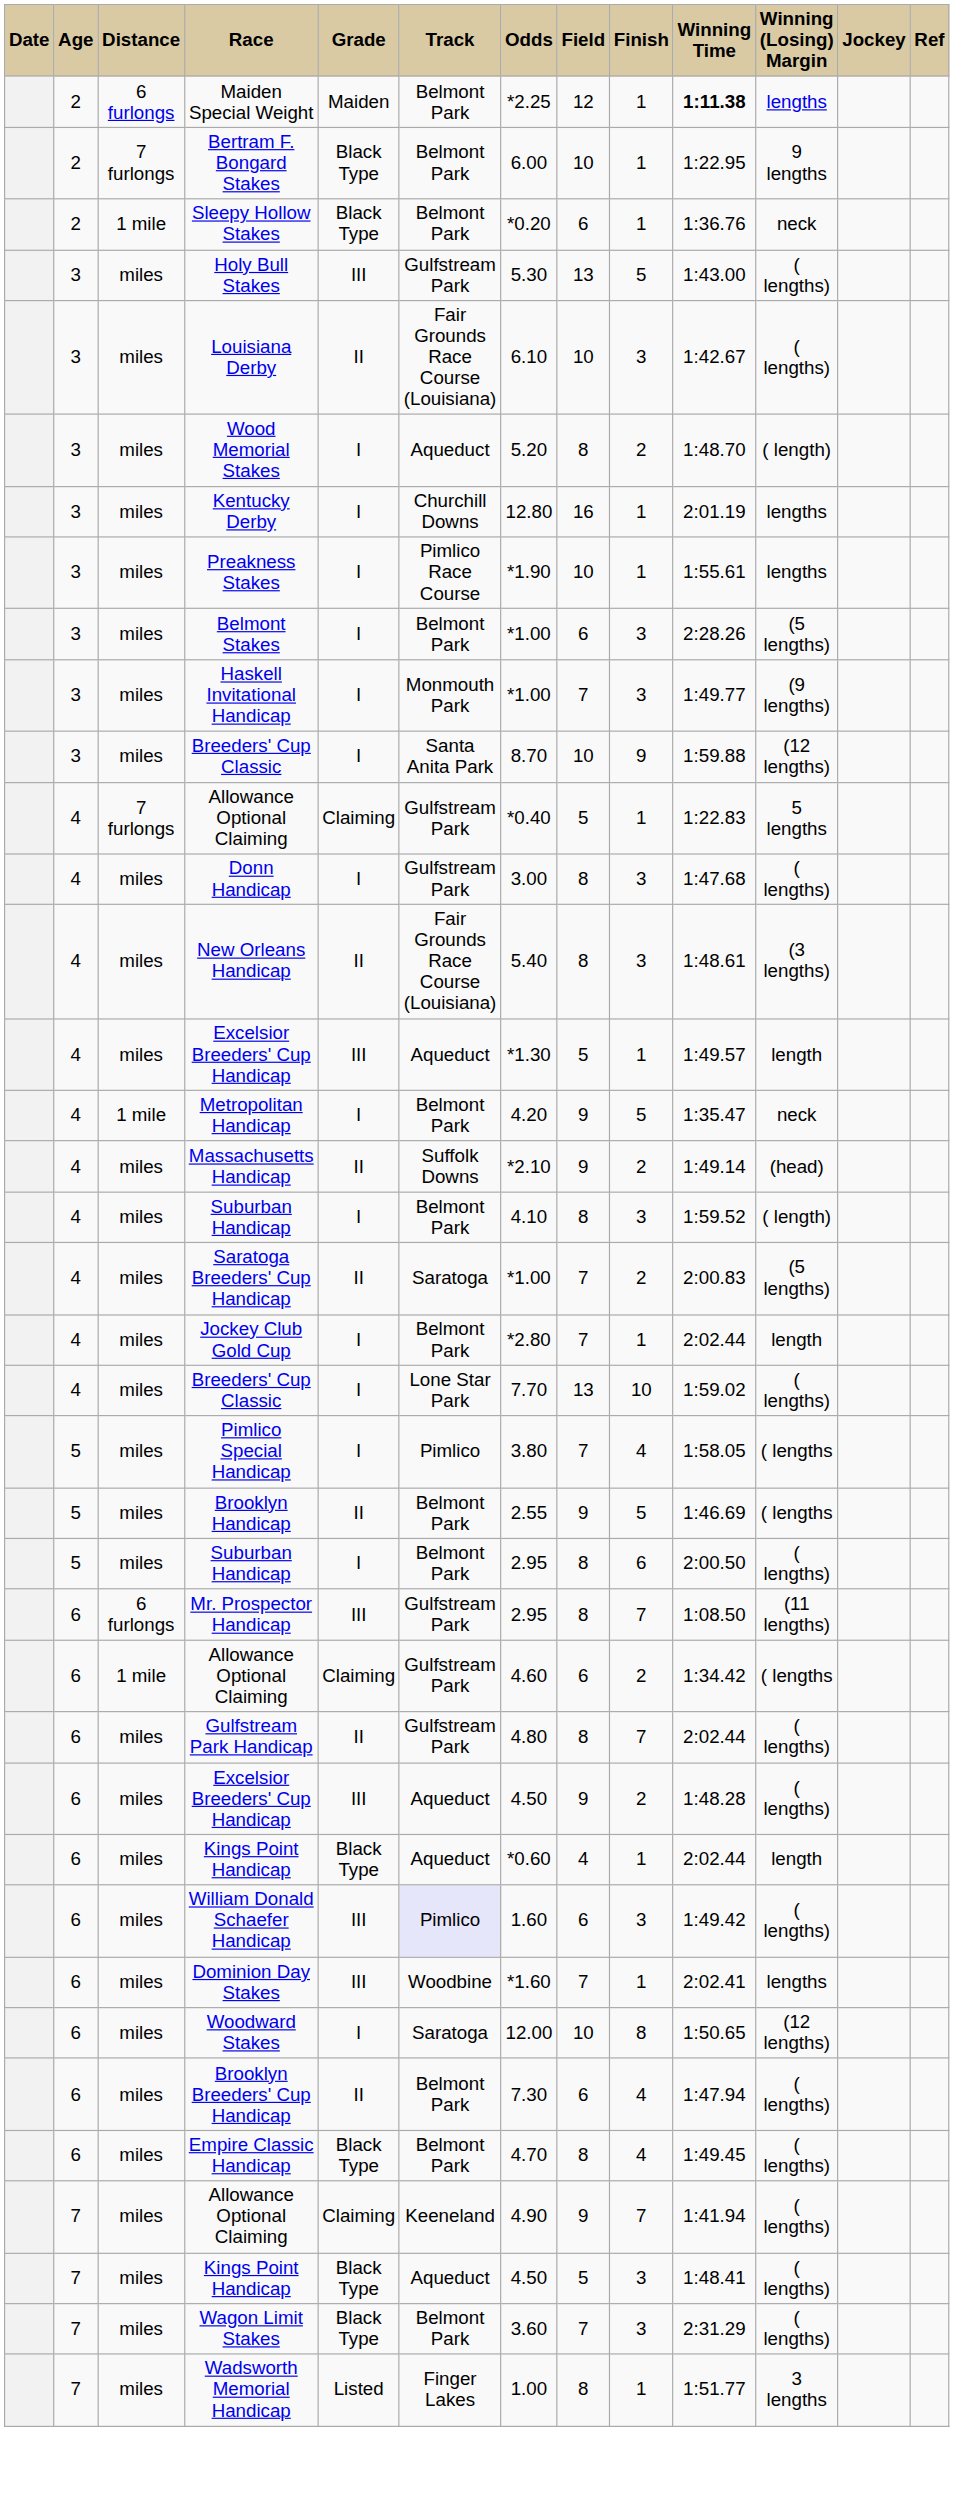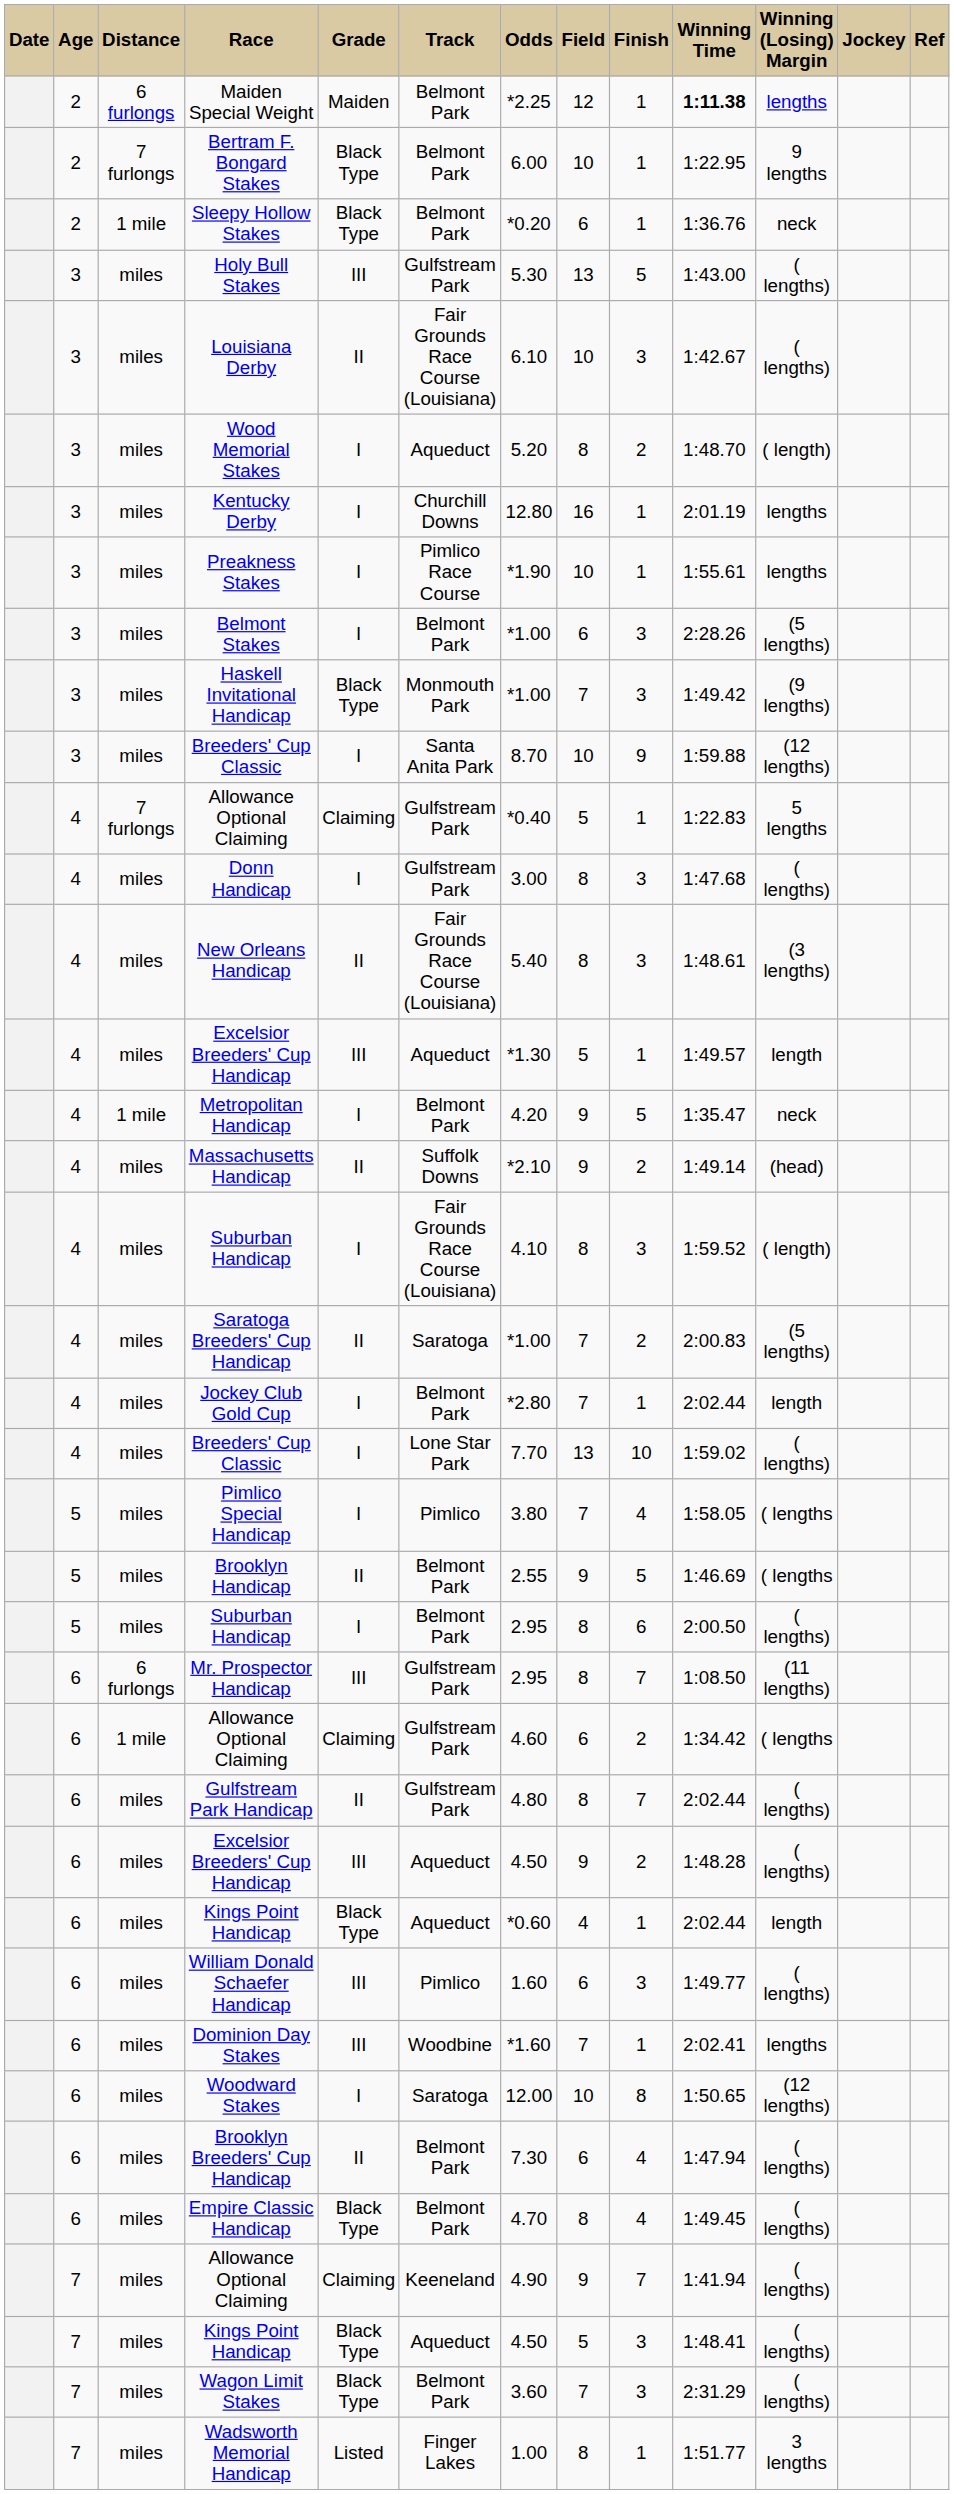(359, 695) I -> (359, 695) Black Type
(714, 695) 1:49.77 -> (714, 695) 1:49.42
(450, 1217) Belmont Park -> (450, 1248) Fair Grounds Race Course (Louisiana)
(450, 1920) lavender background -> (450, 1984) no background
(714, 1920) 1:49.42 -> (714, 1984) 1:49.77
